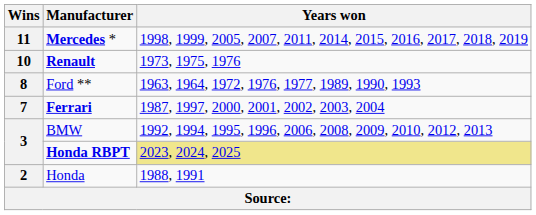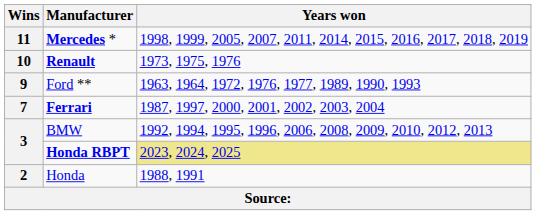(24, 84) 8 -> (24, 84) 9
